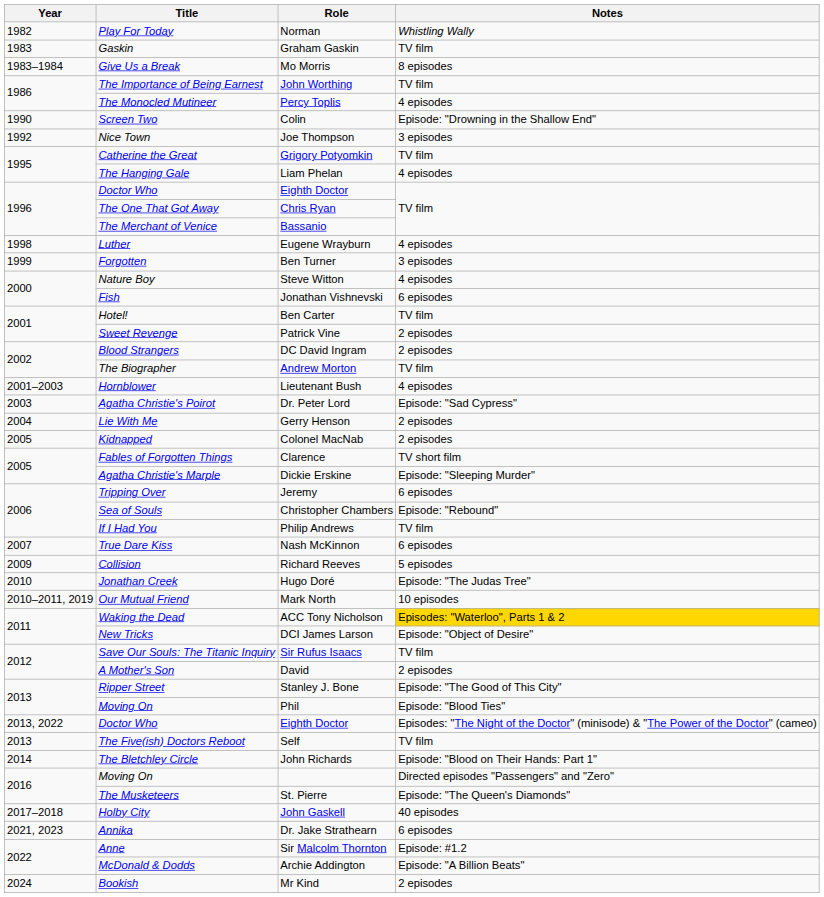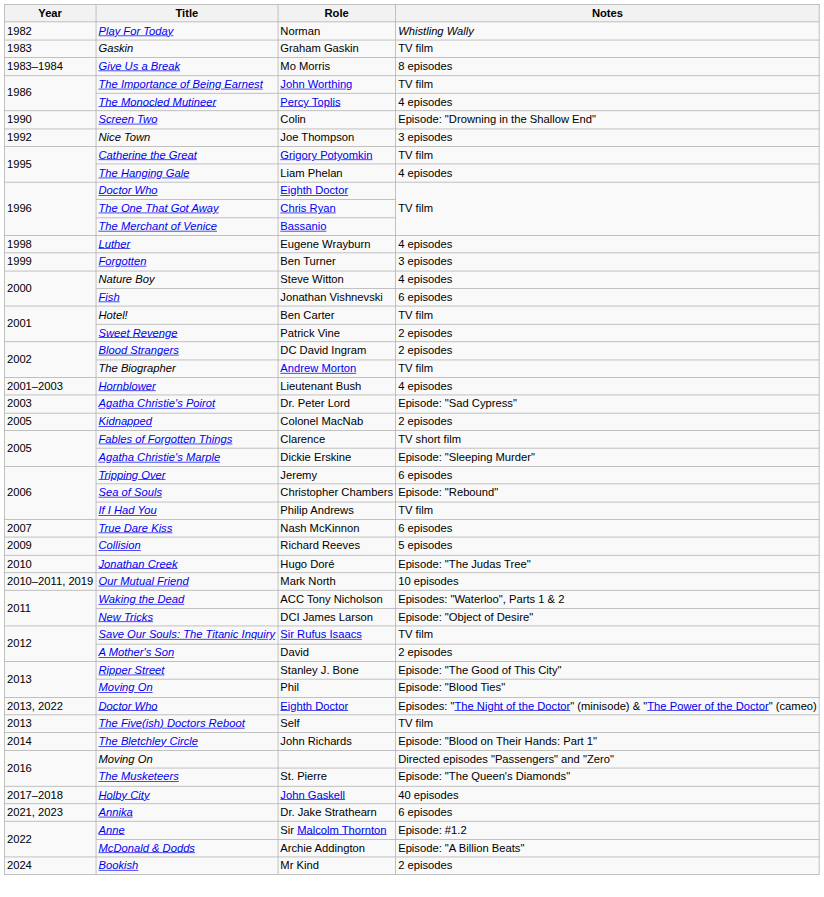- row: (19, 421)
(481, 617) gold background -> (481, 599) no background
